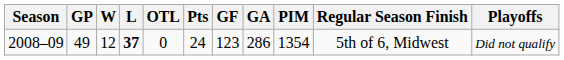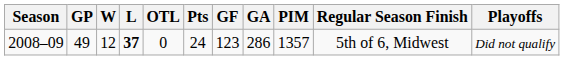(294, 42) 1354 -> (294, 42) 1357
